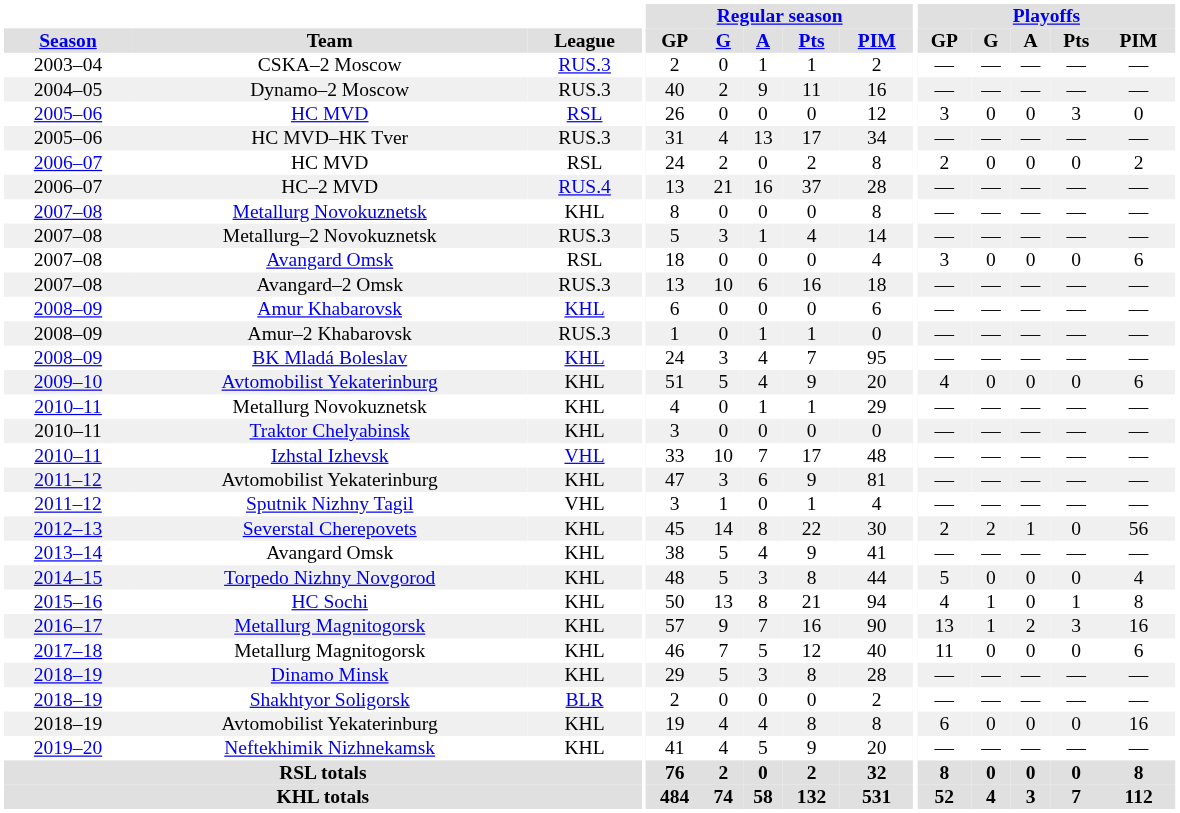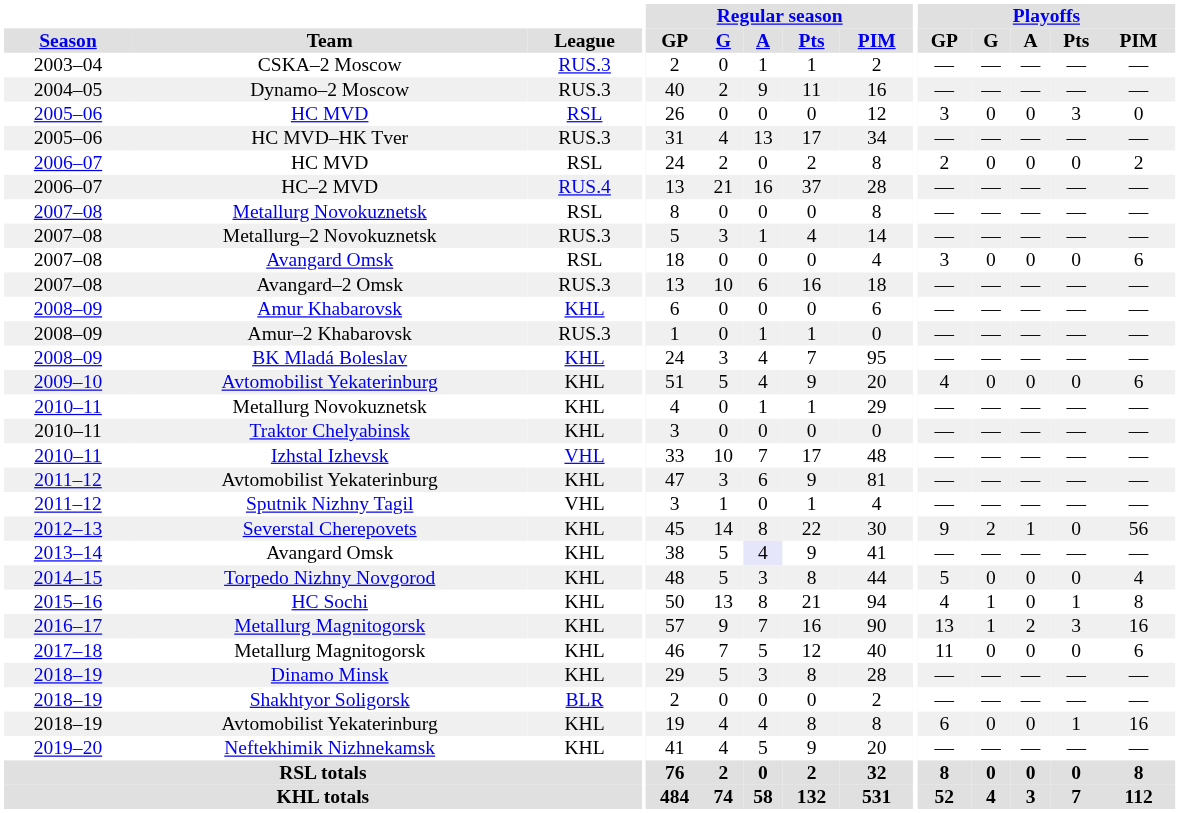(585, 211) KHL -> (585, 211) RSL
(944, 528) 2 -> (944, 528) 9
(763, 552) no background -> (763, 552) lavender background
(1076, 723) 0 -> (1076, 723) 1
